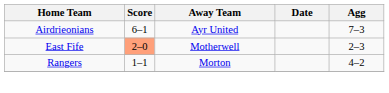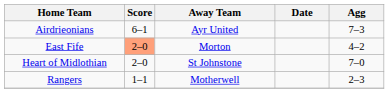(215, 46) Motherwell -> (215, 46) Morton
(357, 46) 2–3 -> (357, 46) 4–2
+ row: (65, 63)
(215, 63) Morton -> (215, 79) Motherwell
(357, 63) 4–2 -> (357, 79) 2–3
